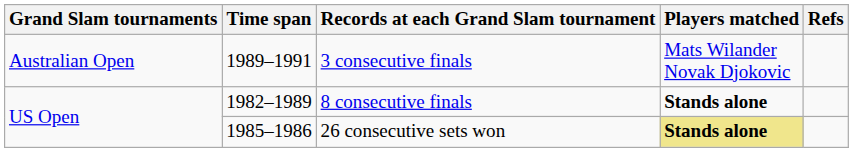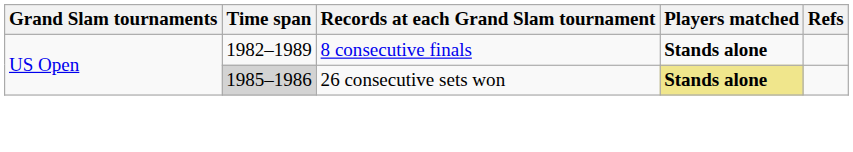- row: (396, 60)
(269, 131) no background -> (269, 79) lightgrey background
